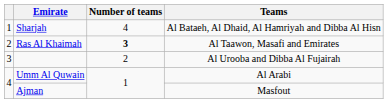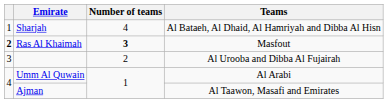(9, 43) normal -> (9, 43) bold
(274, 43) Al Taawon, Masafi and Emirates -> (274, 43) Masfout
(274, 91) Masfout -> (274, 91) Al Taawon, Masafi and Emirates
